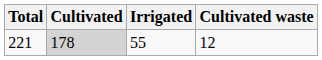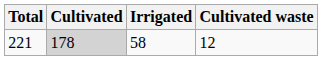(138, 42) 55 -> (138, 42) 58
